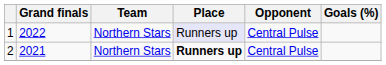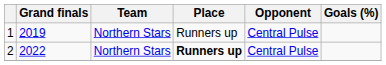(32, 32) 2022 -> (32, 32) 2019
(207, 32) lavender background -> (207, 32) no background
(32, 51) 2021 -> (32, 51) 2022
